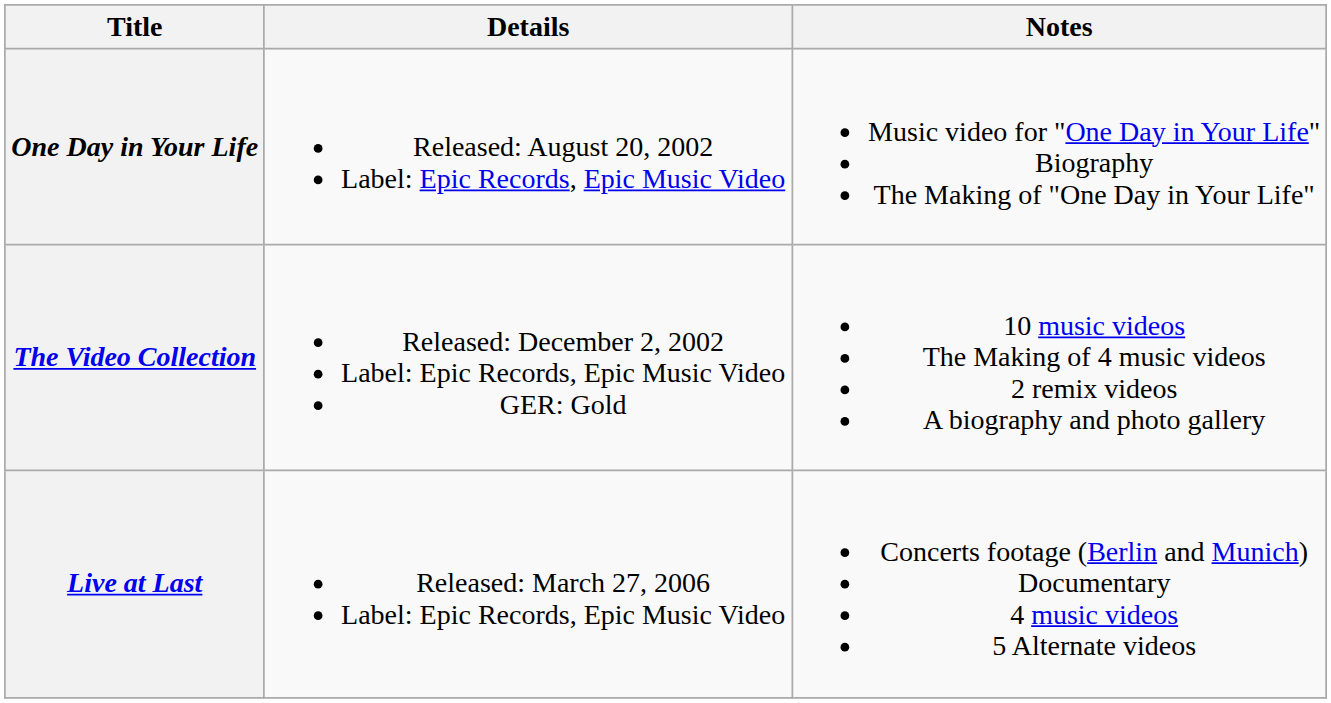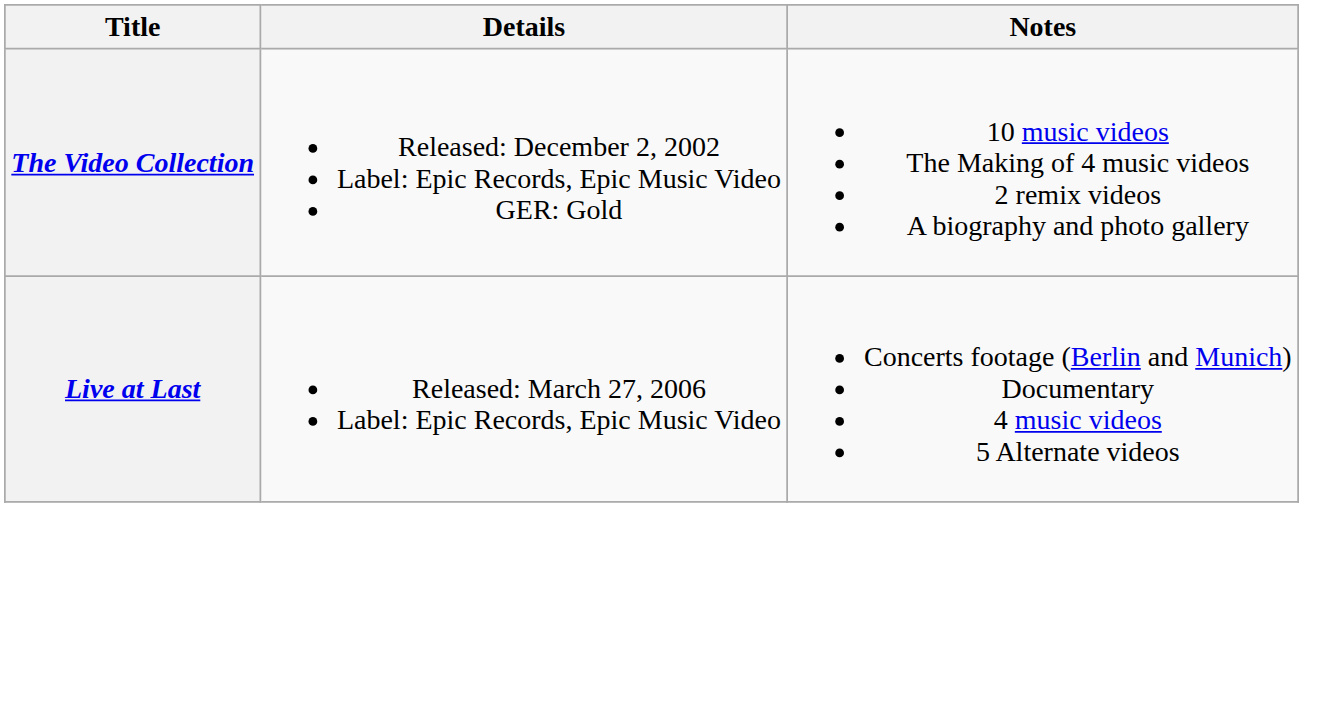- row: (135, 146)
